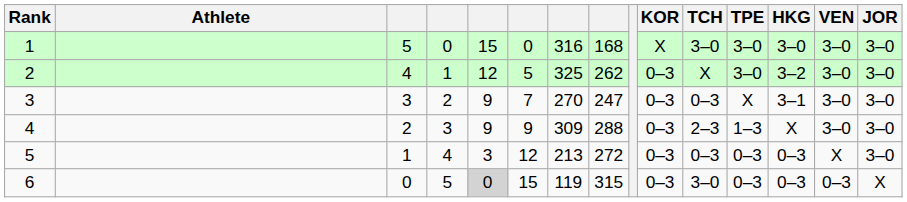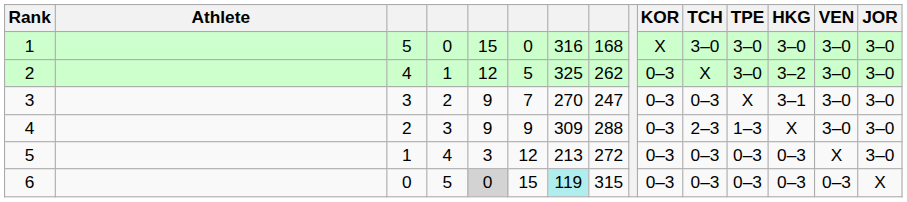(568, 182) no background -> (568, 182) paleturquoise background
(705, 182) 3–0 -> (705, 182) 0–3
